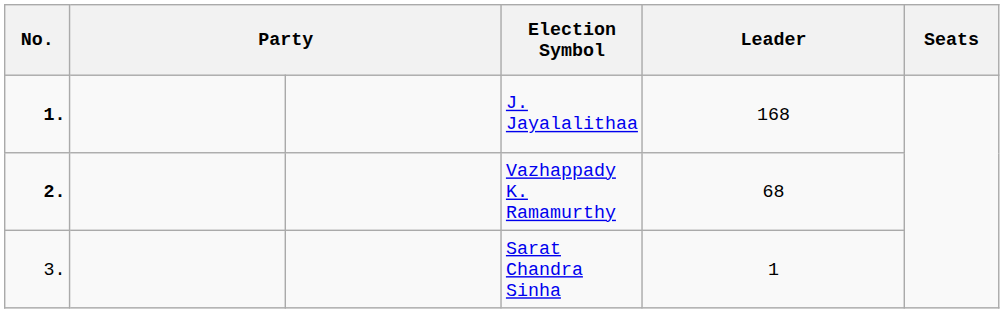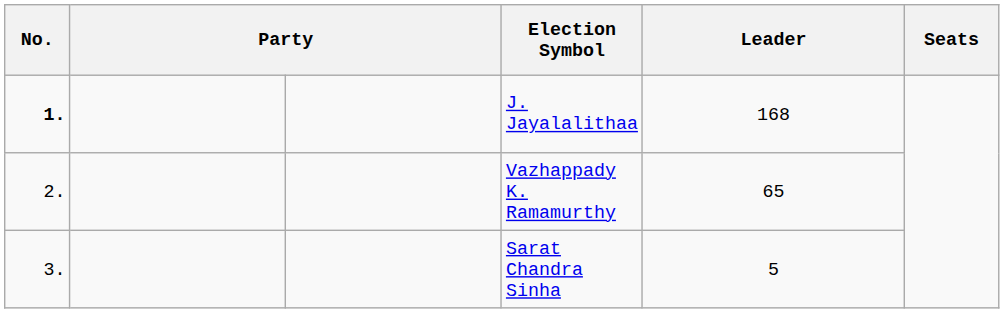(54, 192) bold -> (54, 192) normal
(774, 192) 68 -> (774, 192) 65
(774, 269) 1 -> (774, 269) 5
